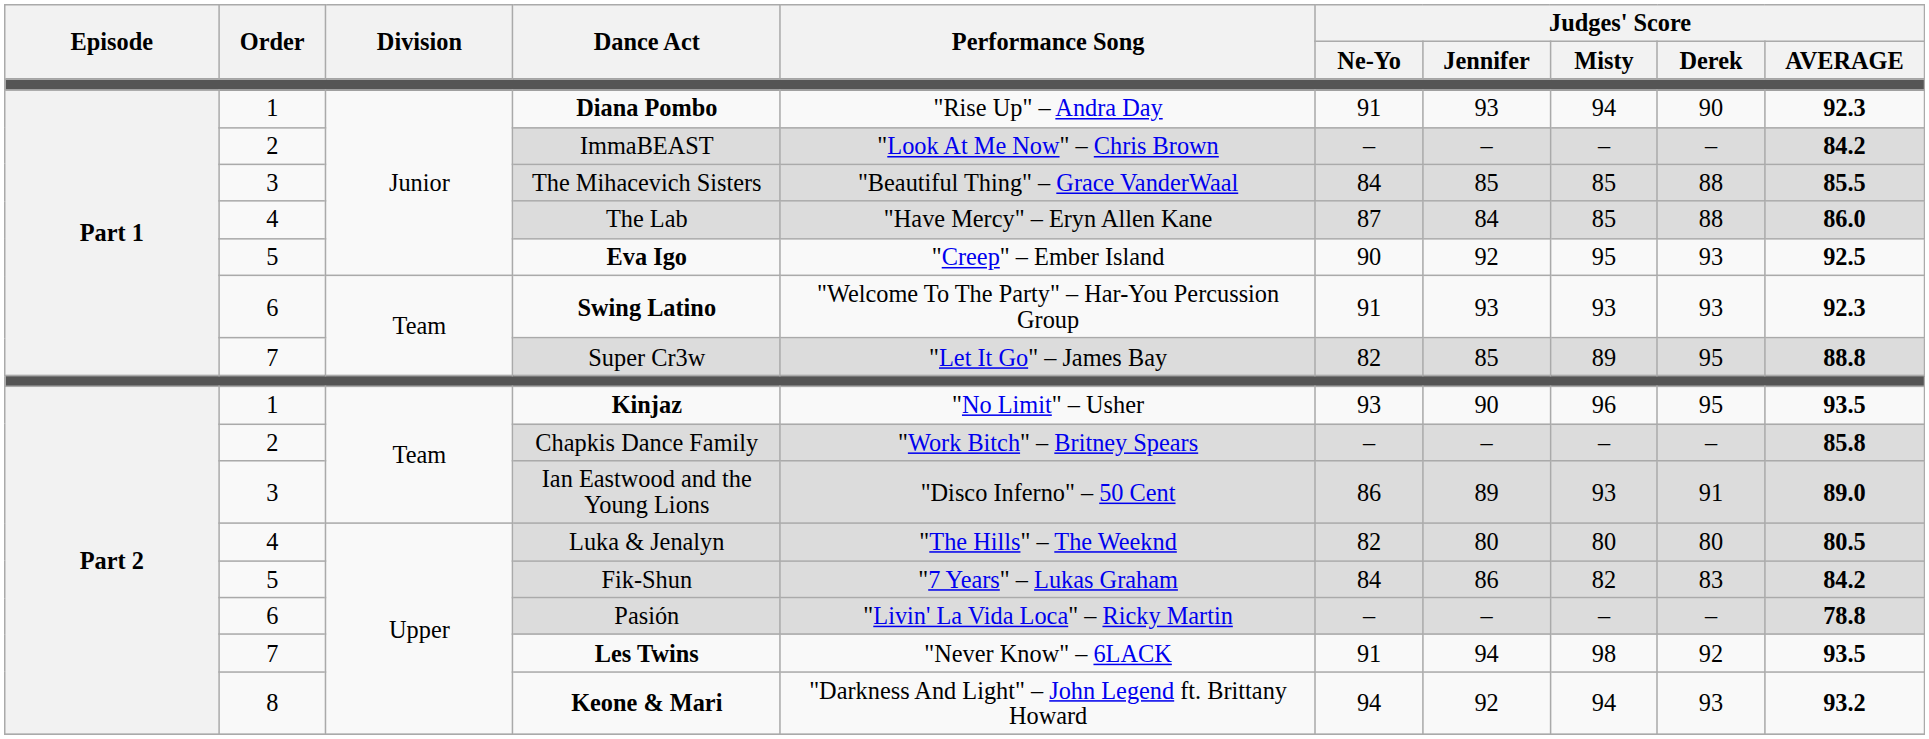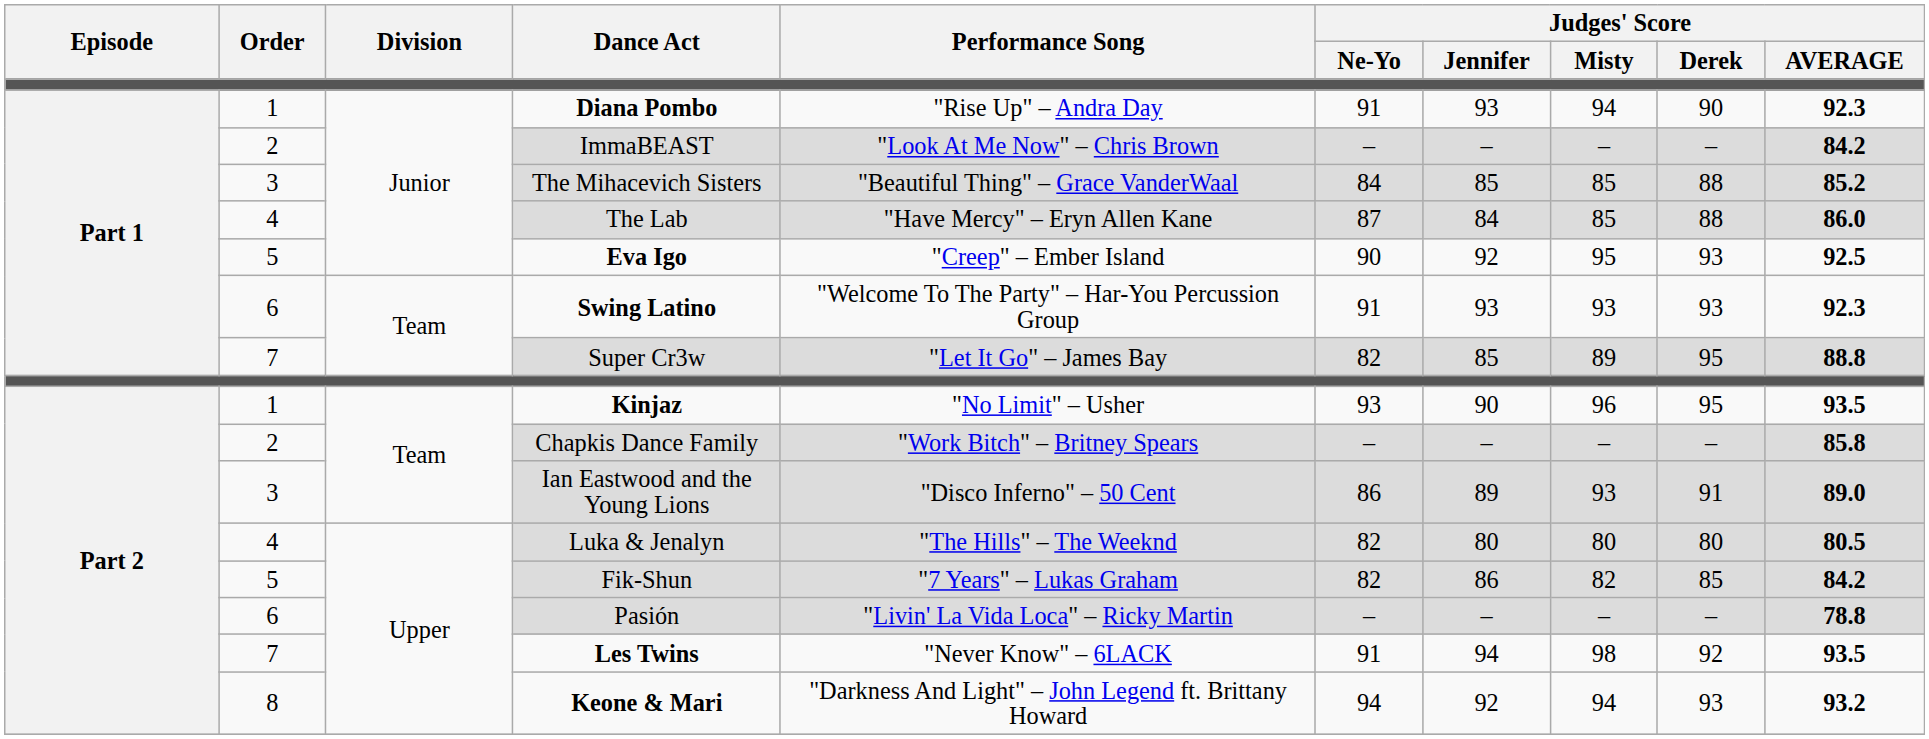(1844, 183) 85.5 -> (1844, 183) 85.2
(1369, 579) 84 -> (1369, 579) 82
(1711, 579) 83 -> (1711, 579) 85
